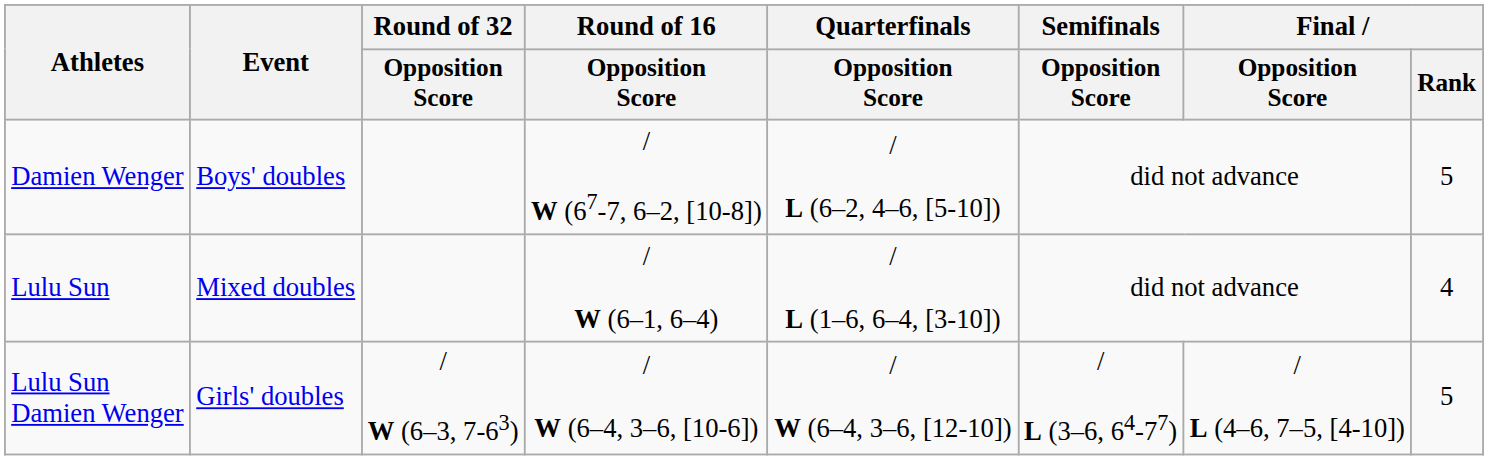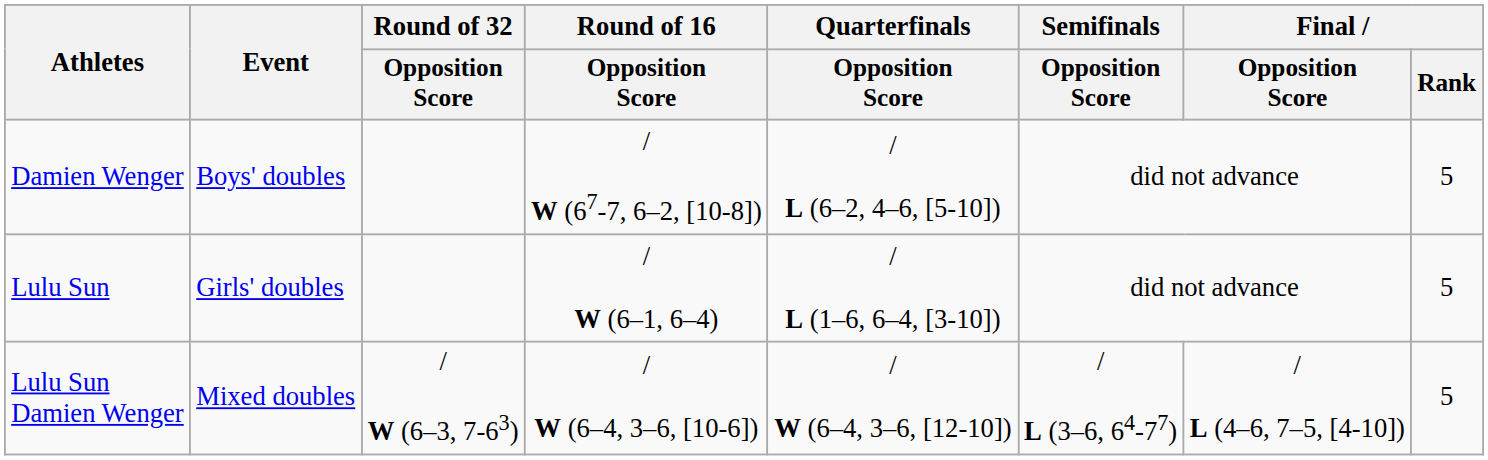(276, 287) Mixed doubles -> (270, 287) Girls' doubles
(1447, 287) 4 -> (1447, 287) 5
(270, 397) Girls' doubles -> (276, 397) Mixed doubles
